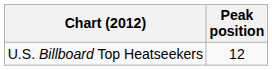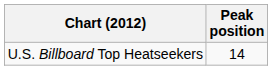(237, 53) 12 -> (237, 53) 14
